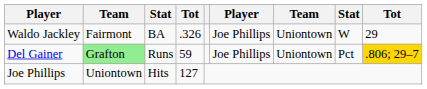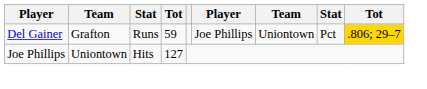- row: (44, 34)
(105, 53) lightgreen background -> (90, 34) no background
